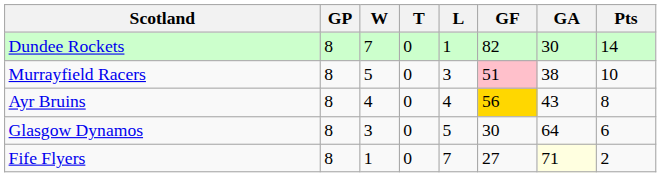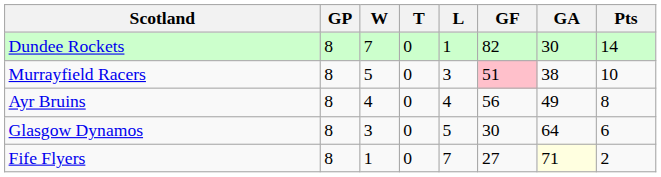(491, 102) gold background -> (491, 102) no background
(550, 102) 43 -> (550, 102) 49
